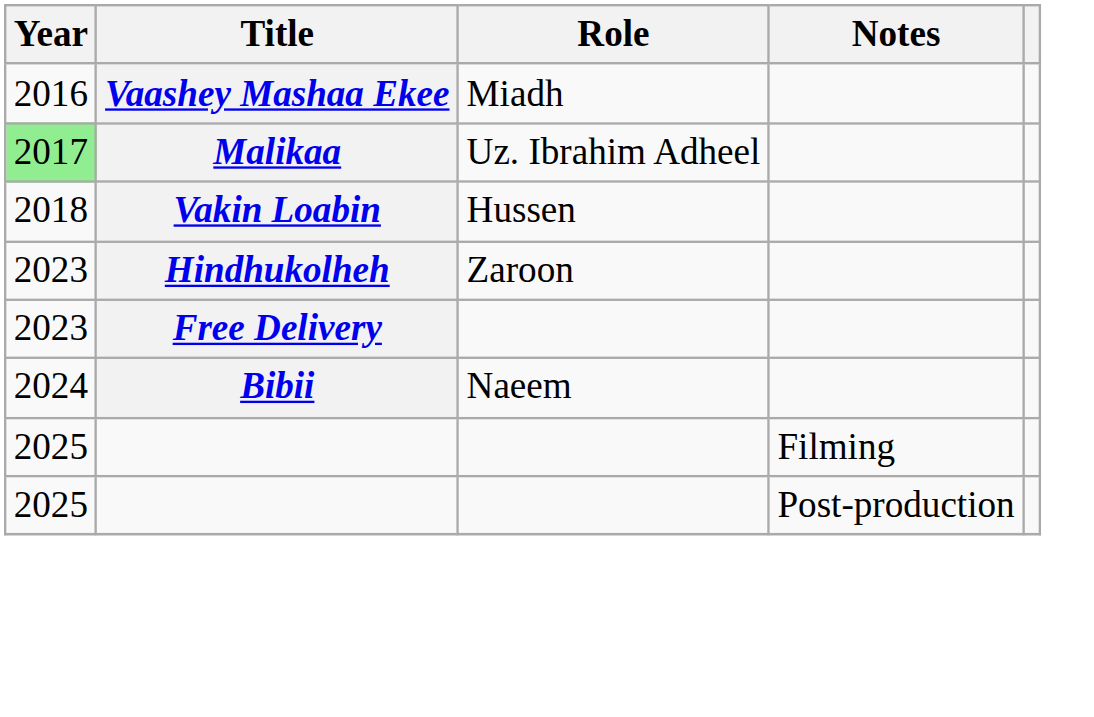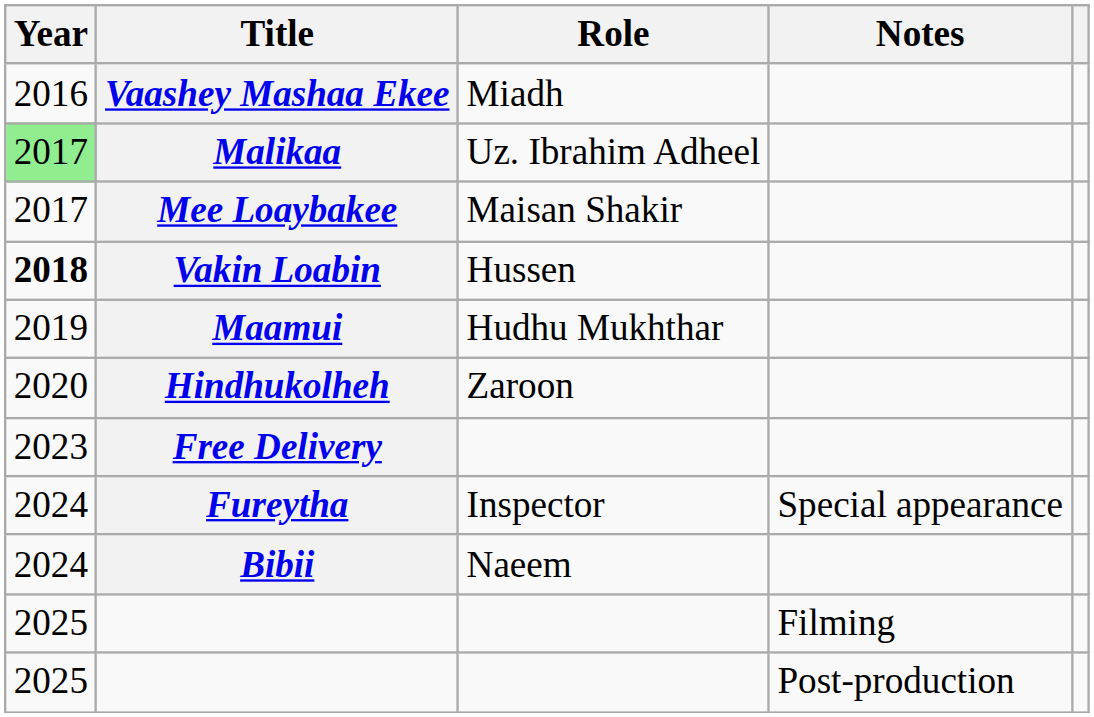+ row: (277, 210)
(51, 210) normal -> (51, 269) bold
+ row: (277, 328)
(51, 269) 2023 -> (51, 387) 2020
+ row: (277, 504)
